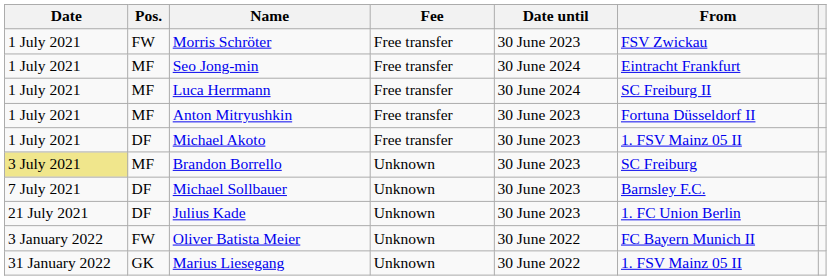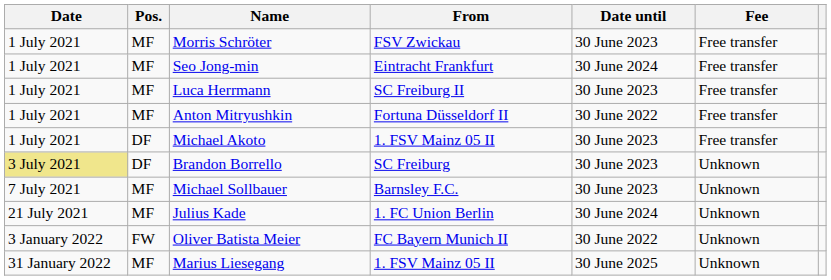columns swapped: (718, 16) <-> (432, 16)
(143, 41) FW -> (143, 41) MF
(539, 90) 30 June 2024 -> (616, 90) 30 June 2023
(539, 115) 30 June 2023 -> (616, 115) 30 June 2022
(143, 164) MF -> (142, 164) DF
(142, 189) DF -> (143, 189) MF
(142, 213) DF -> (143, 213) MF
(539, 213) 30 June 2023 -> (616, 213) 30 June 2024
(143, 262) GK -> (143, 262) MF
(539, 262) 30 June 2022 -> (616, 262) 30 June 2025
